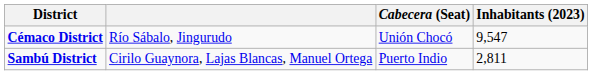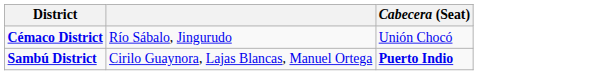- column: (530, 15)
(413, 59) normal -> (416, 59) bold
